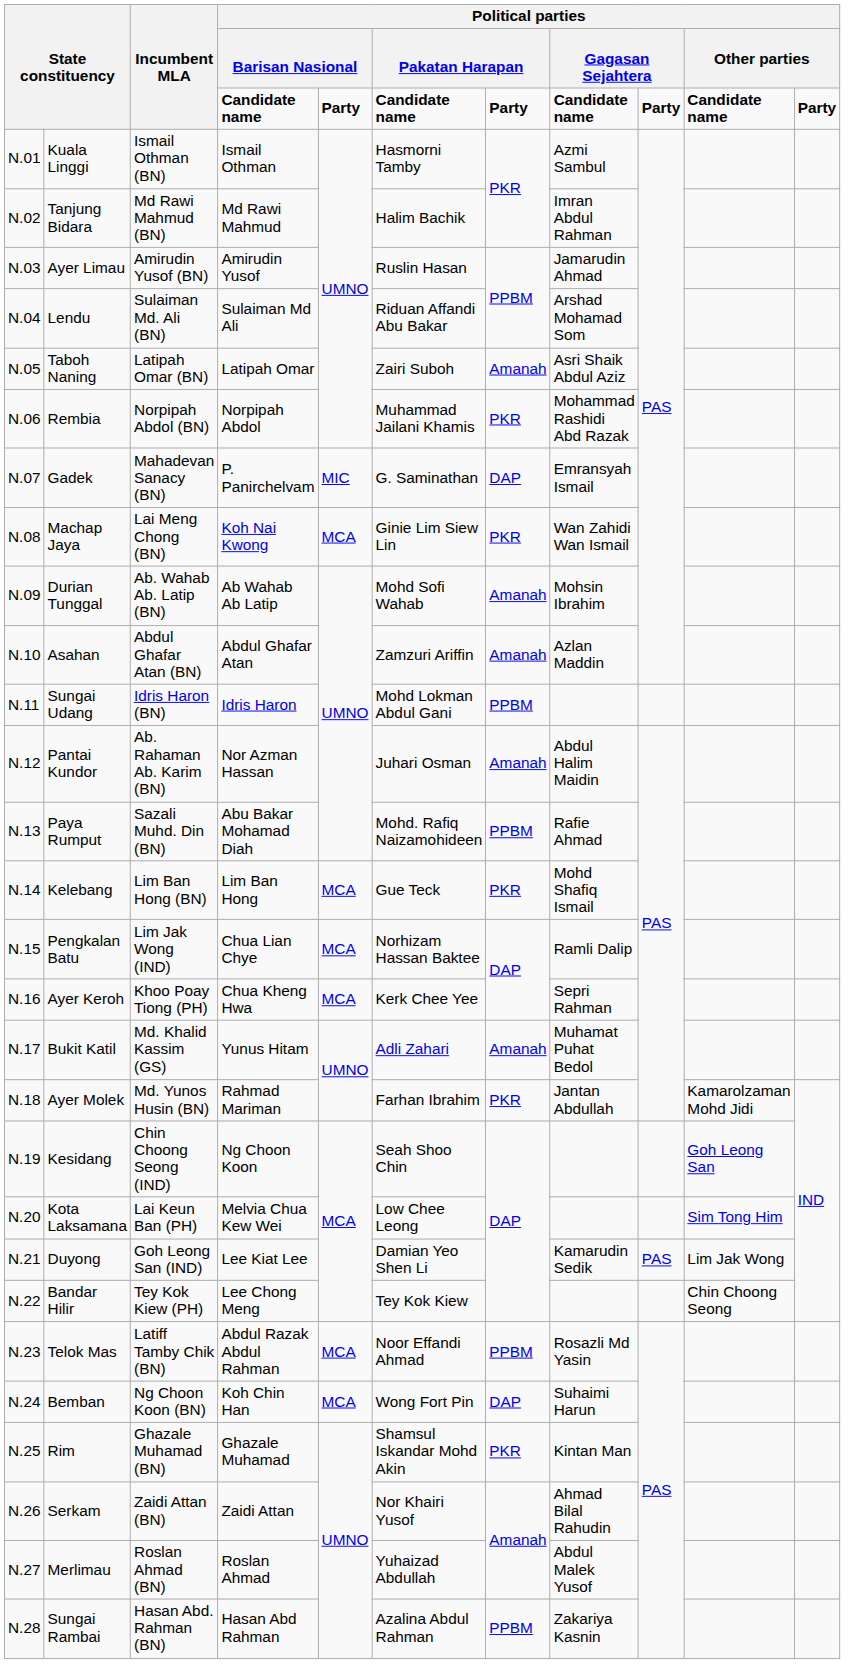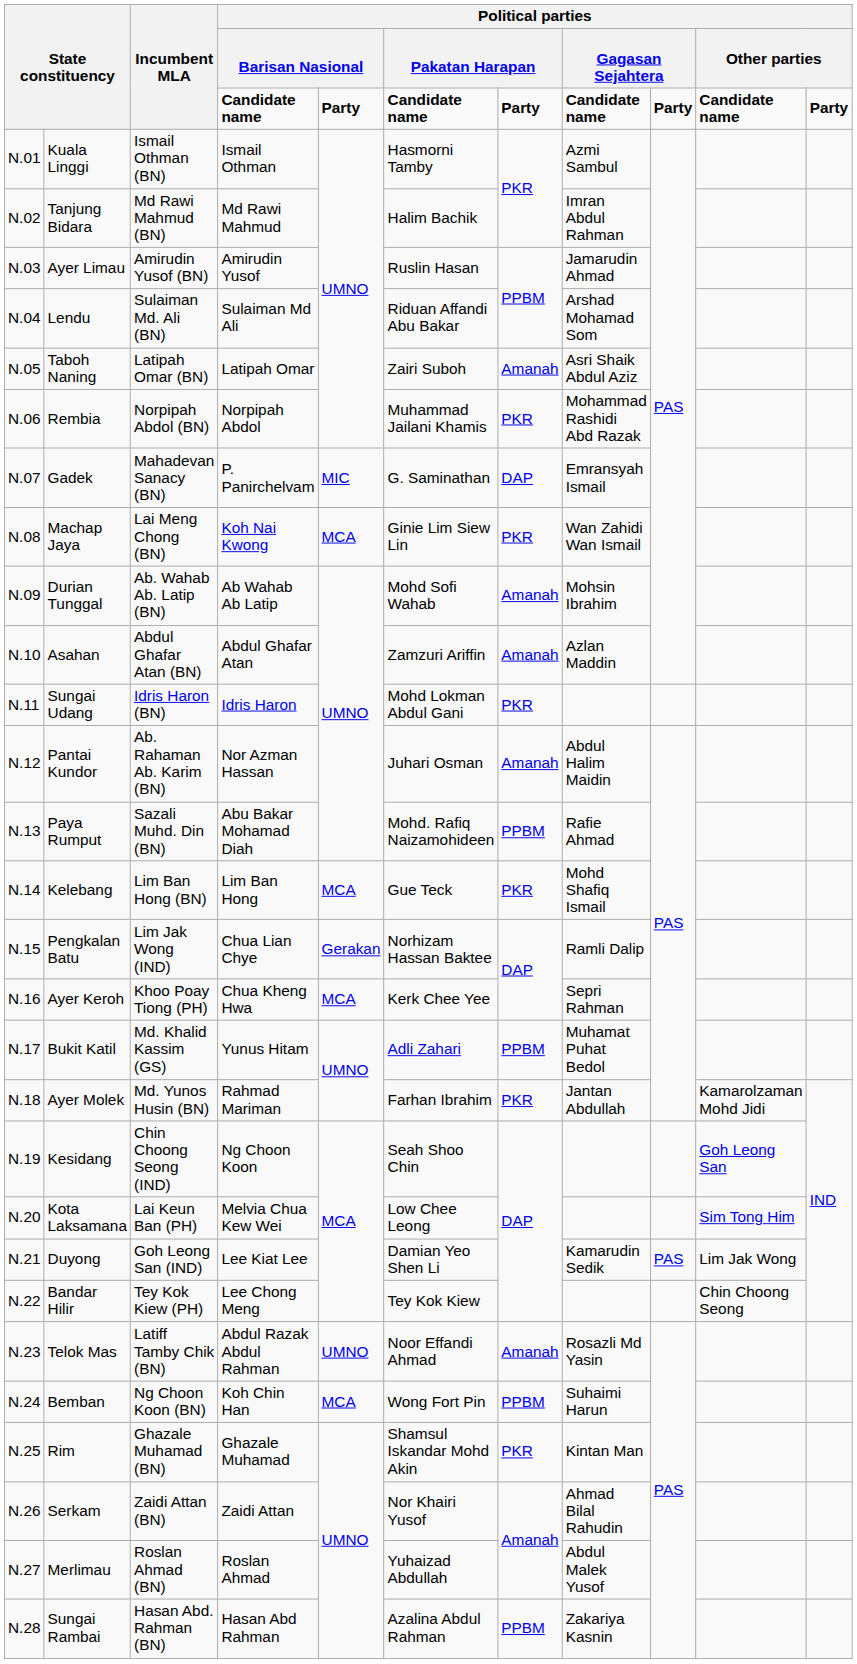(511, 704) PPBM -> (517, 704) PKR
(339, 949) MCA -> (351, 949) Gerakan
(518, 1049) Amanah -> (523, 1049) PPBM
(339, 1351) MCA -> (345, 1351) UMNO
(511, 1351) PPBM -> (530, 1351) Amanah
(505, 1401) DAP -> (523, 1401) PPBM
